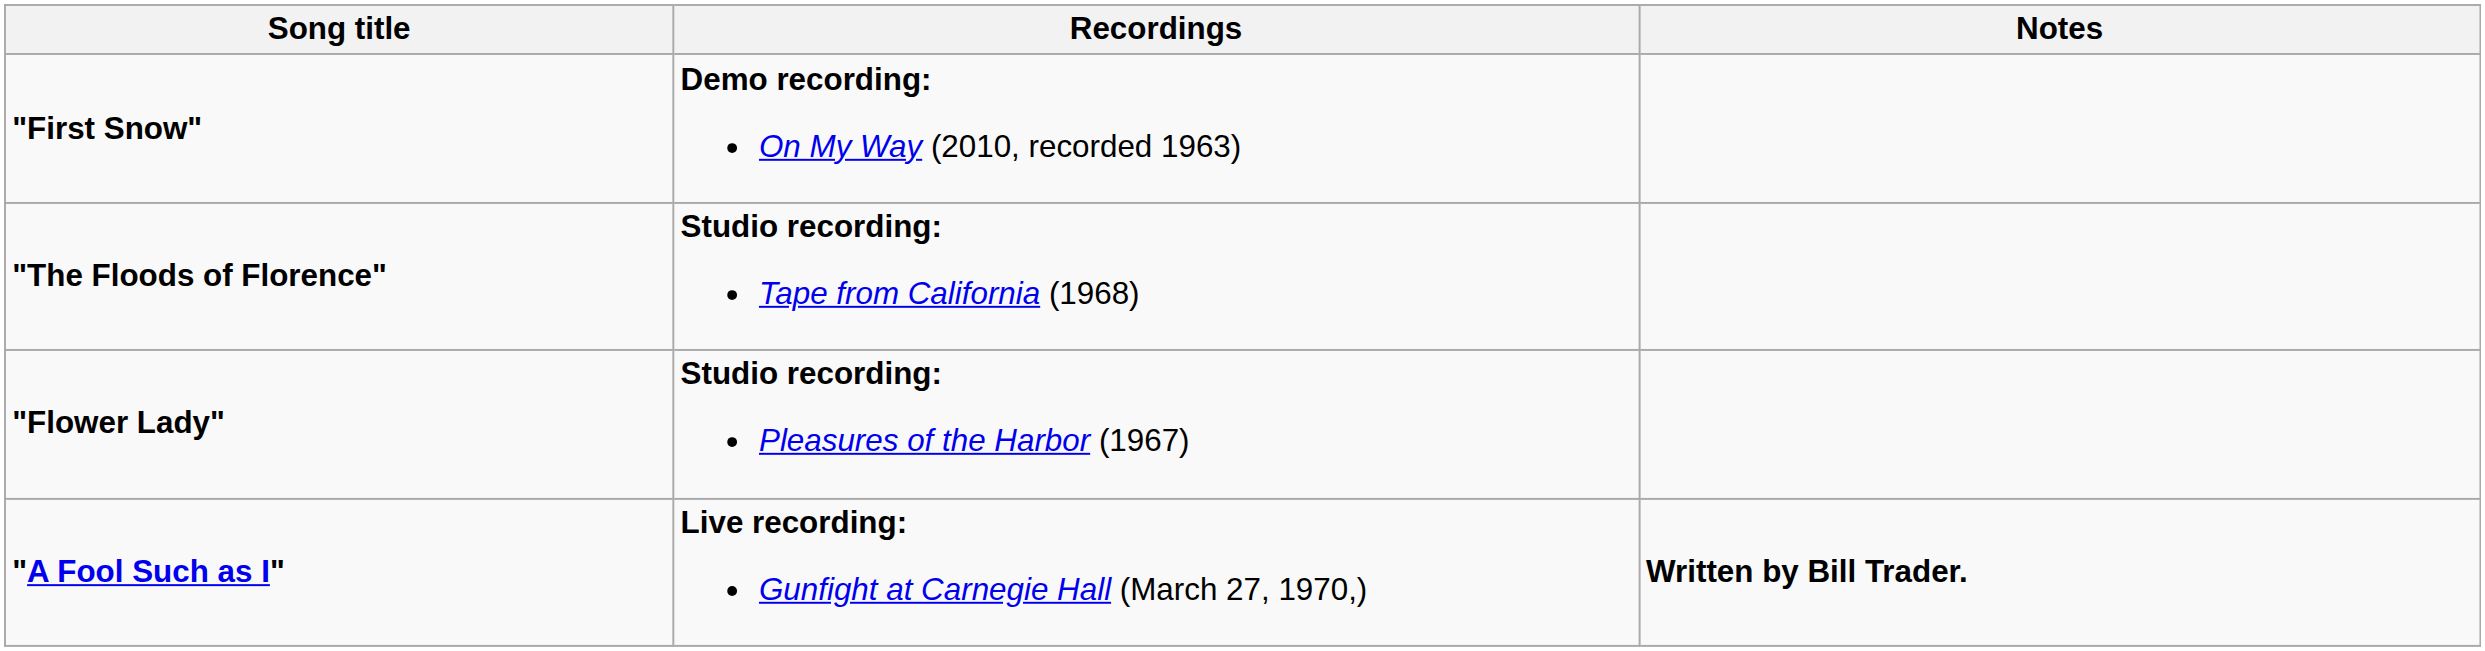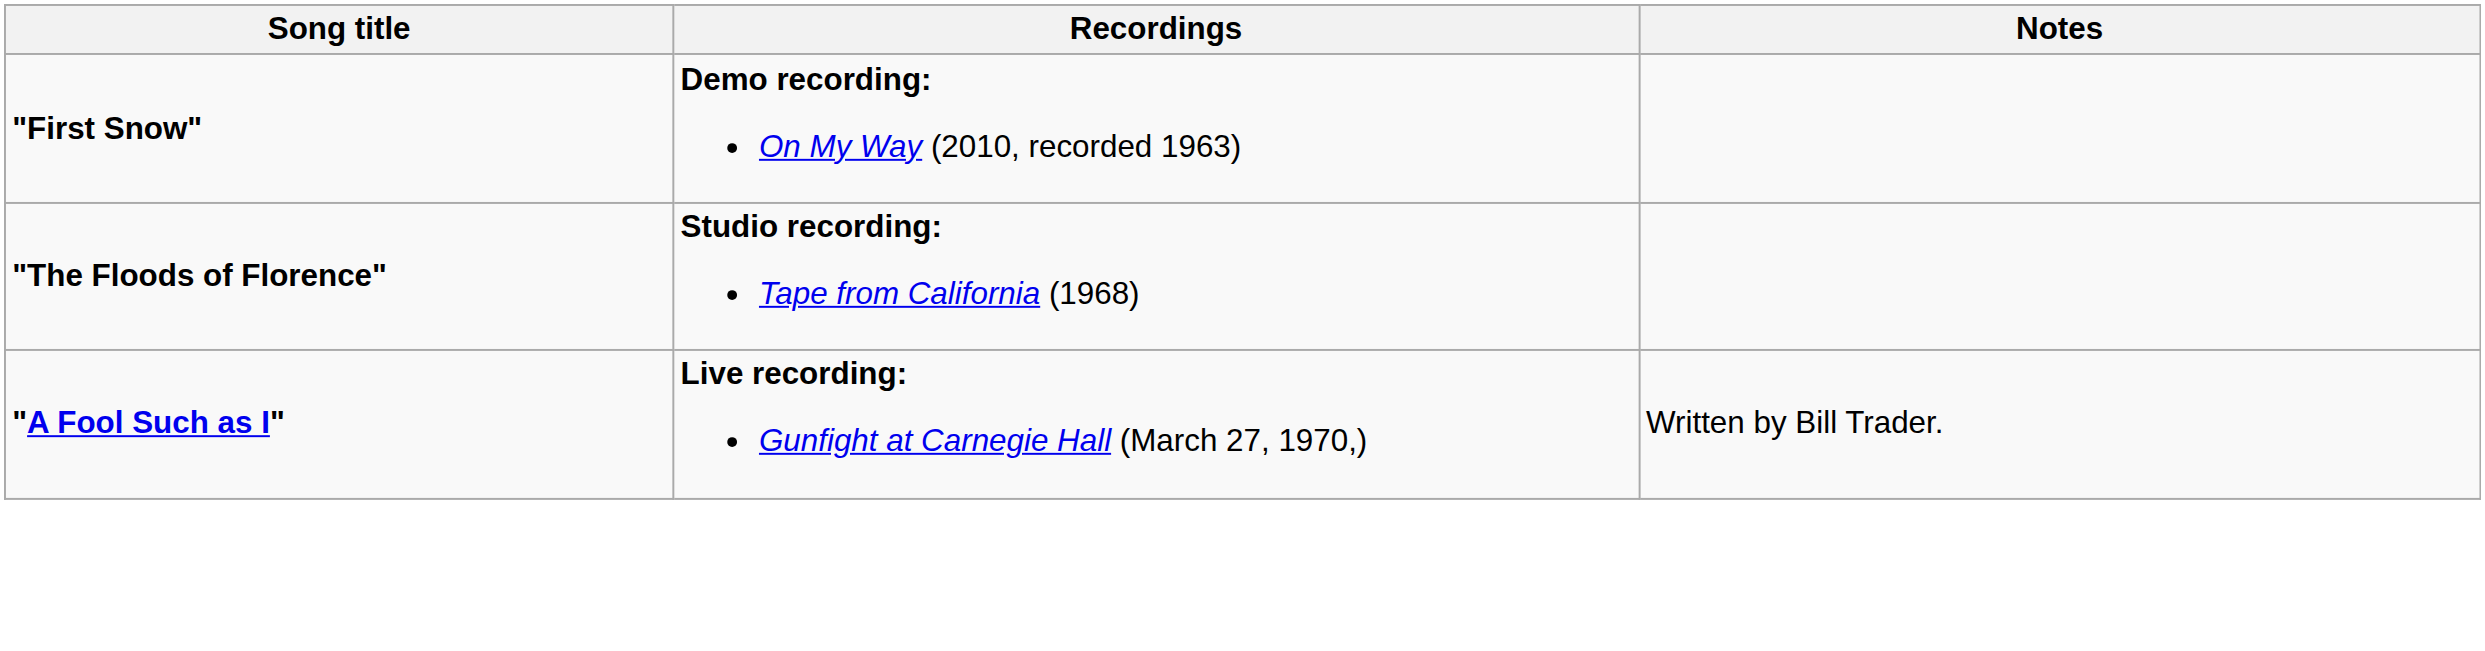- row: (119, 423)
(1807, 571) bold -> (1795, 423) normal
